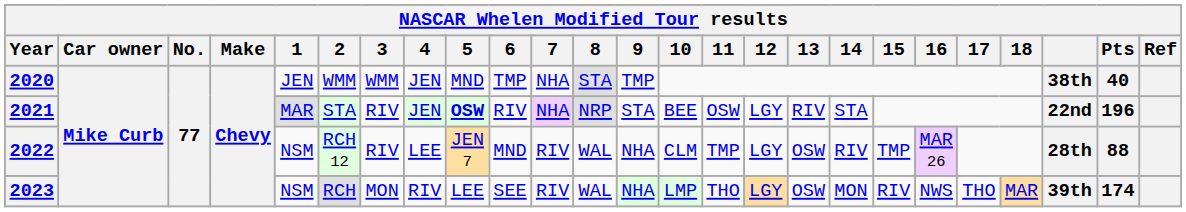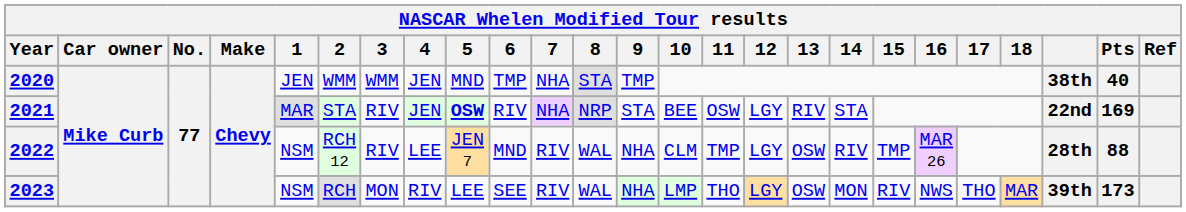(1118, 110) 196 -> (1118, 110) 169
(1118, 191) 174 -> (1118, 191) 173
